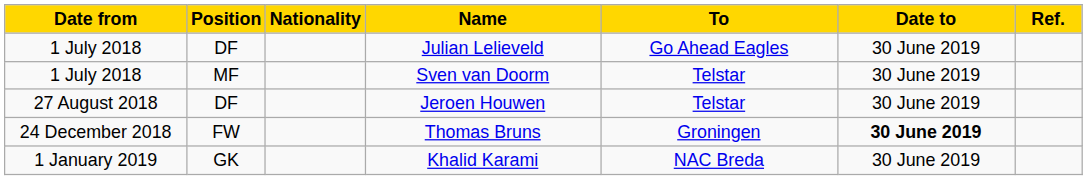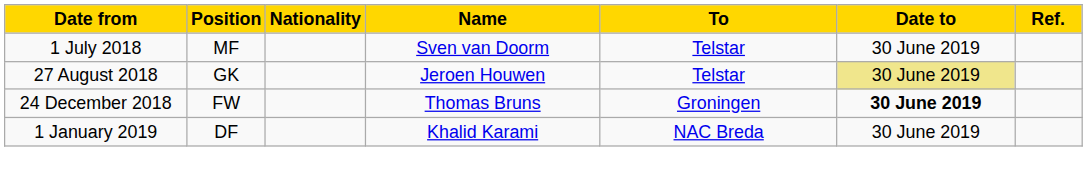- row: (483, 47)
(226, 104) DF -> (226, 76) GK
(926, 104) no background -> (926, 76) khaki background
(226, 160) GK -> (226, 132) DF
